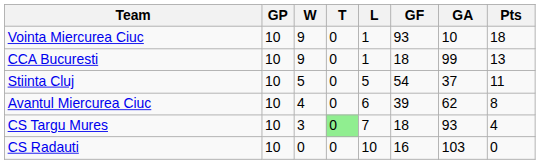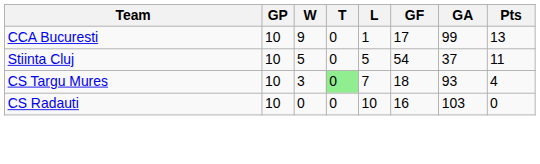- row: (76, 37)
(401, 59) 18 -> (401, 37) 17
- row: (79, 103)
